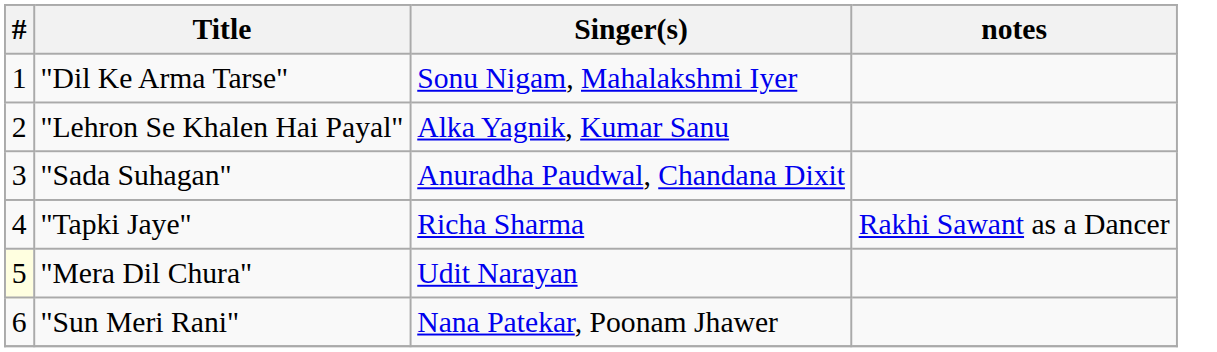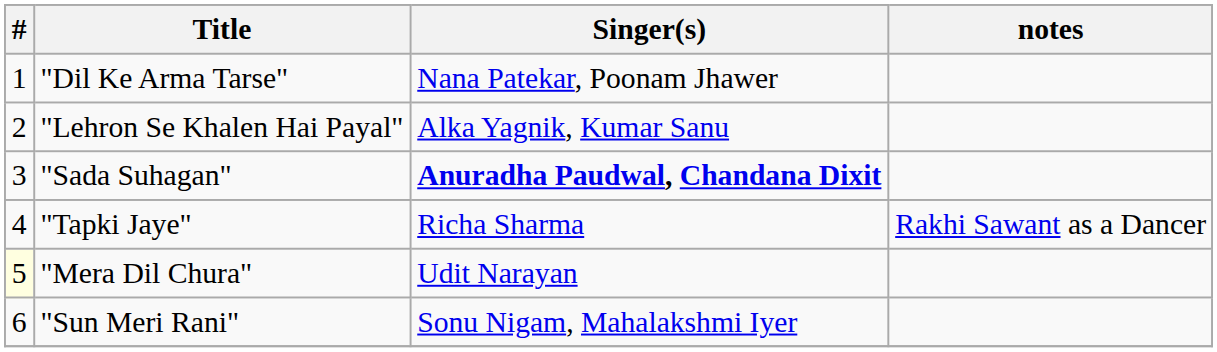(607, 77) Sonu Nigam, Mahalakshmi Iyer -> (598, 77) Nana Patekar, Poonam Jhawer
(631, 175) normal -> (649, 175) bold
(598, 322) Nana Patekar, Poonam Jhawer -> (607, 322) Sonu Nigam, Mahalakshmi Iyer
